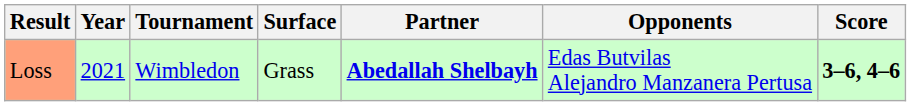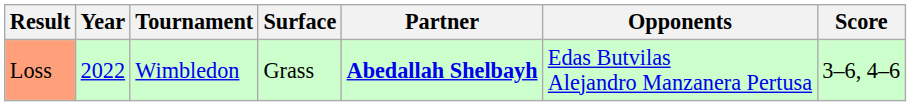(103, 69) 2021 -> (103, 69) 2022
(861, 69) bold -> (861, 69) normal
